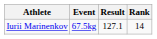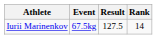(113, 26) 127.1 -> (113, 26) 127.5
